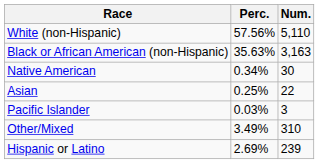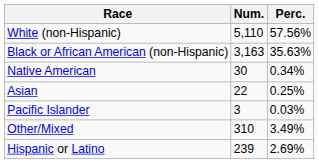columns swapped: (296, 14) <-> (254, 14)
